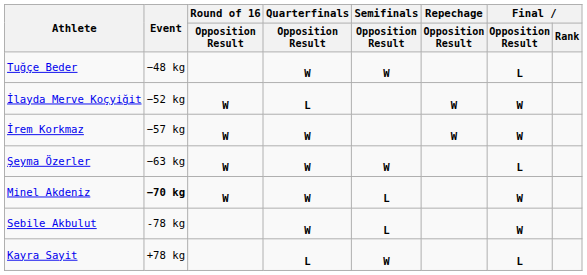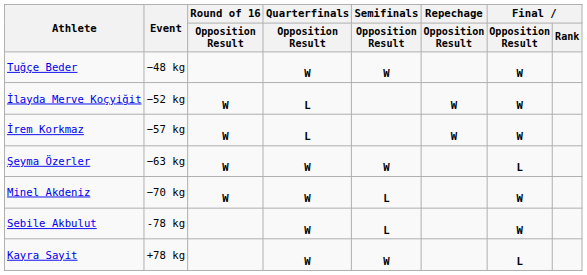(520, 74) L -> (520, 74) W
(308, 137) W -> (308, 137) L
(166, 193) bold -> (166, 193) normal
(308, 262) L -> (308, 262) W
